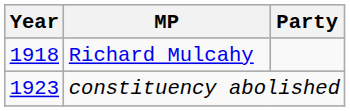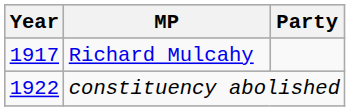(34, 55) 1918 -> (34, 55) 1917
(34, 88) 1923 -> (34, 88) 1922
